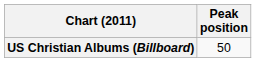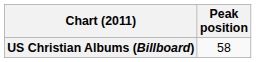(224, 47) 50 -> (224, 47) 58
